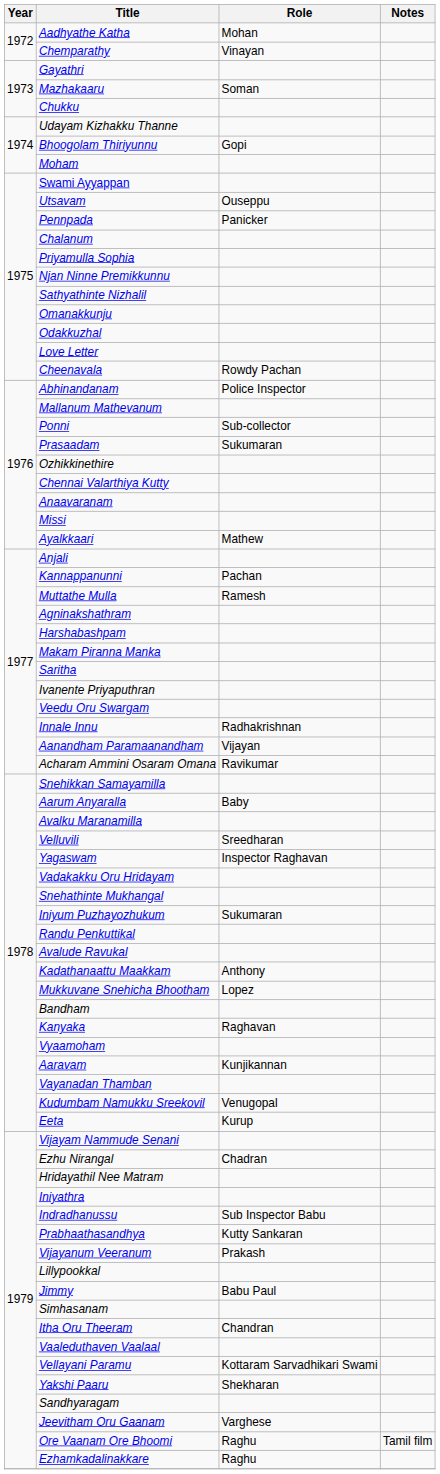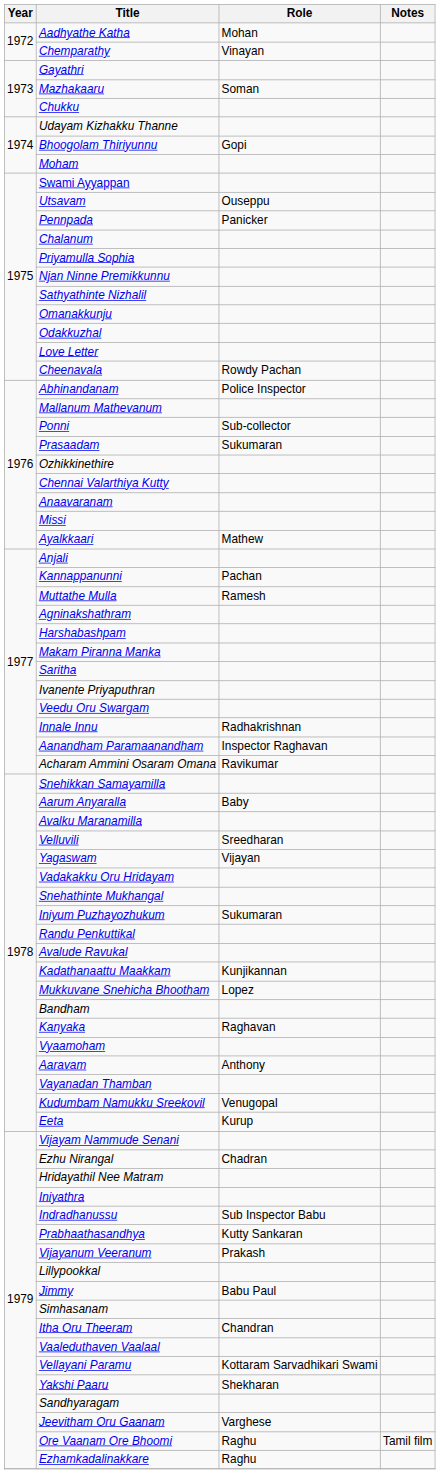(241, 746) Vijayan -> (275, 746) Inspector Raghavan
(275, 858) Inspector Raghavan -> (241, 858) Vijayan
(243, 971) Anthony -> (254, 971) Kunjikannan
(254, 1065) Kunjikannan -> (243, 1065) Anthony
